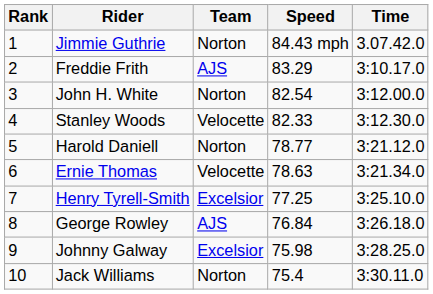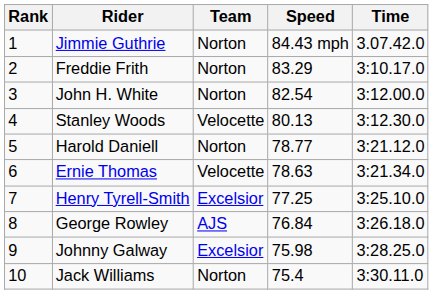(212, 69) AJS -> (222, 69) Norton
(292, 120) 82.33 -> (292, 120) 80.13
